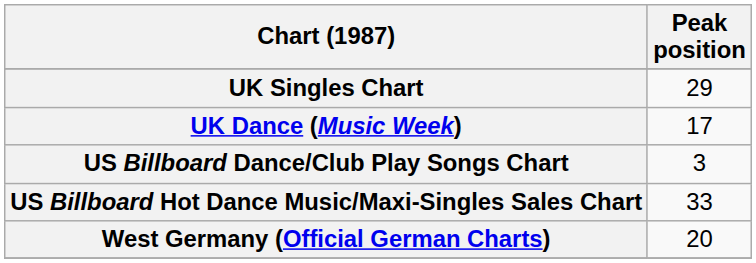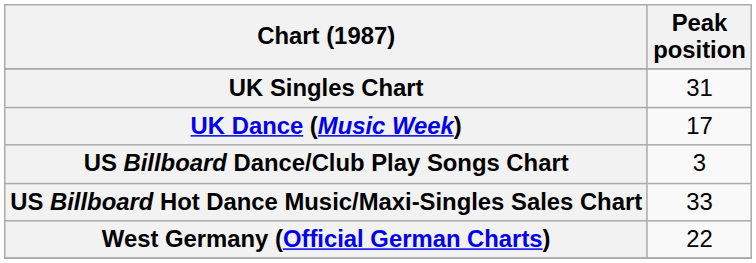(699, 88) 29 -> (699, 88) 31
(699, 239) 20 -> (699, 239) 22
